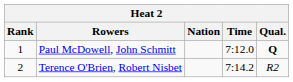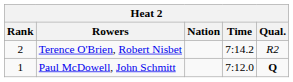rows swapped: (107, 49) <-> (110, 67)
